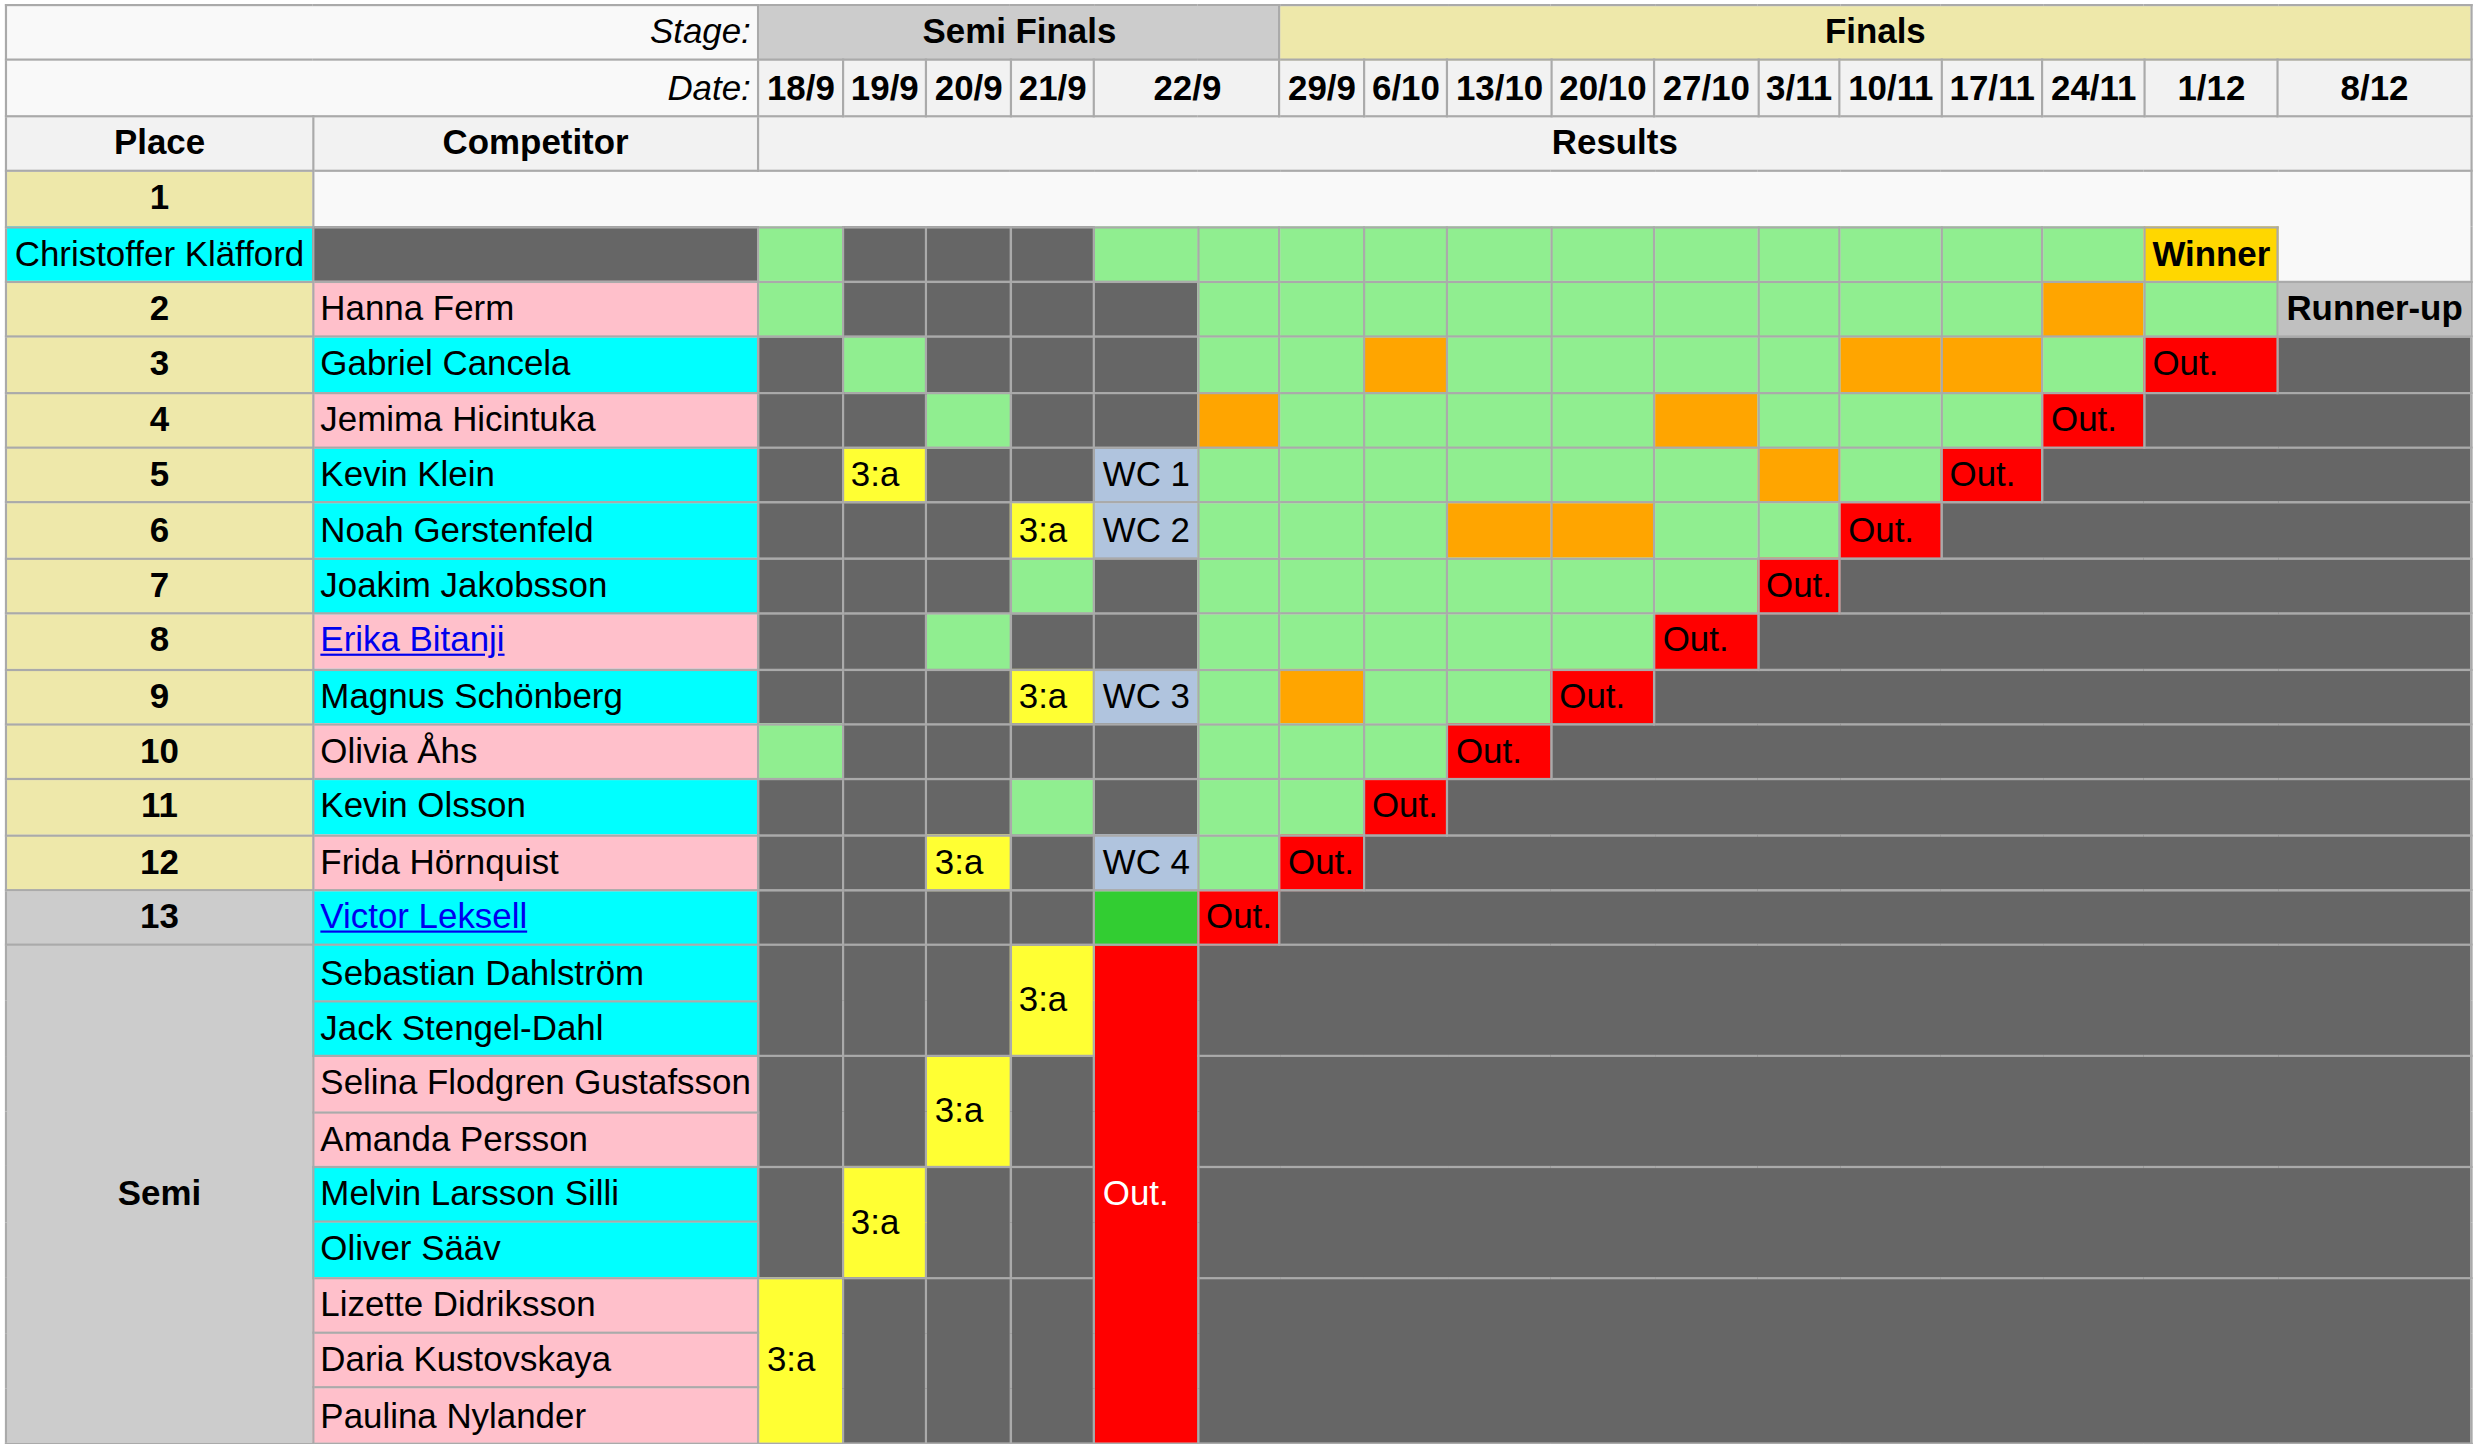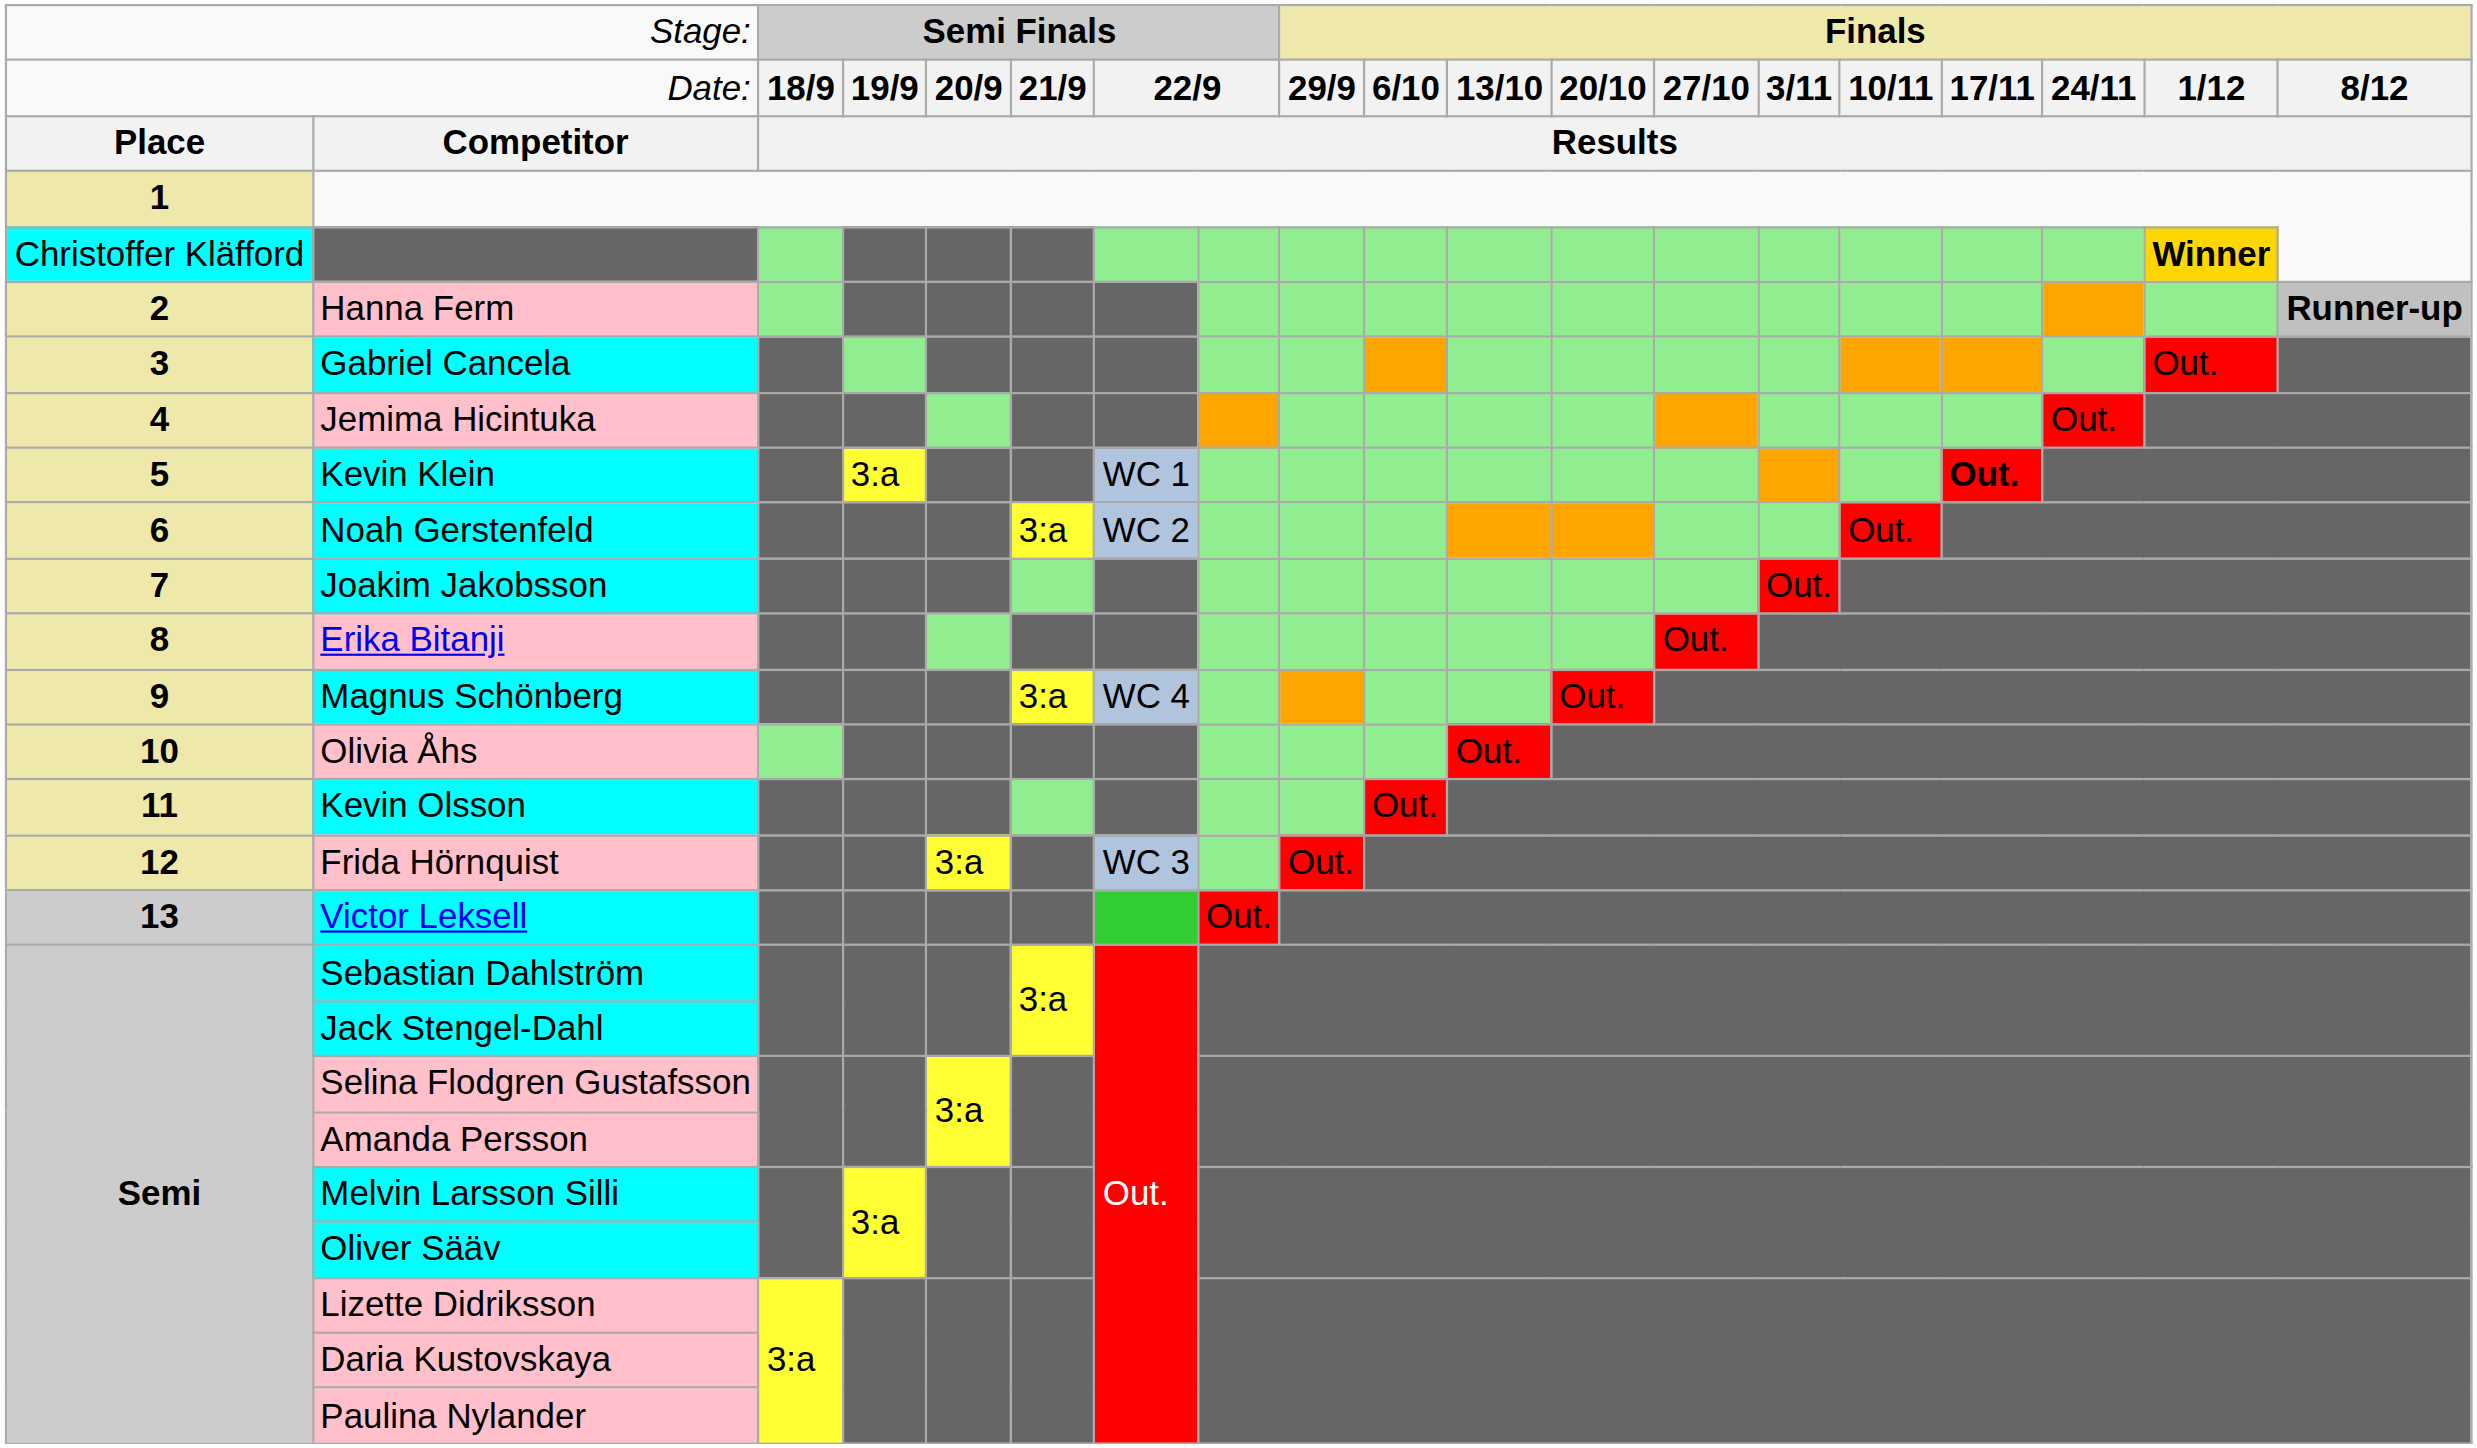(1983, 474) normal -> (1984, 474) bold
(1146, 695) WC 3 -> (1146, 695) WC 4
(1146, 861) WC 4 -> (1146, 861) WC 3
